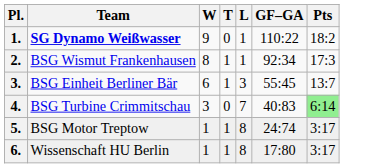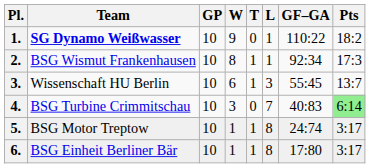+ column: (212, 15)
(104, 83) BSG Einheit Berliner Bär -> (100, 83) Wissenschaft HU Berlin
(100, 151) Wissenschaft HU Berlin -> (104, 151) BSG Einheit Berliner Bär
